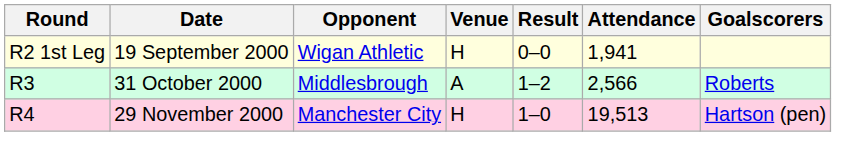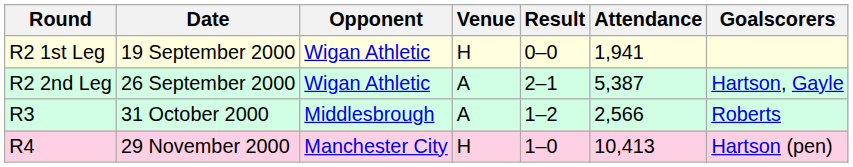+ row: (60, 83)
(618, 114) 19,513 -> (625, 146) 10,413
